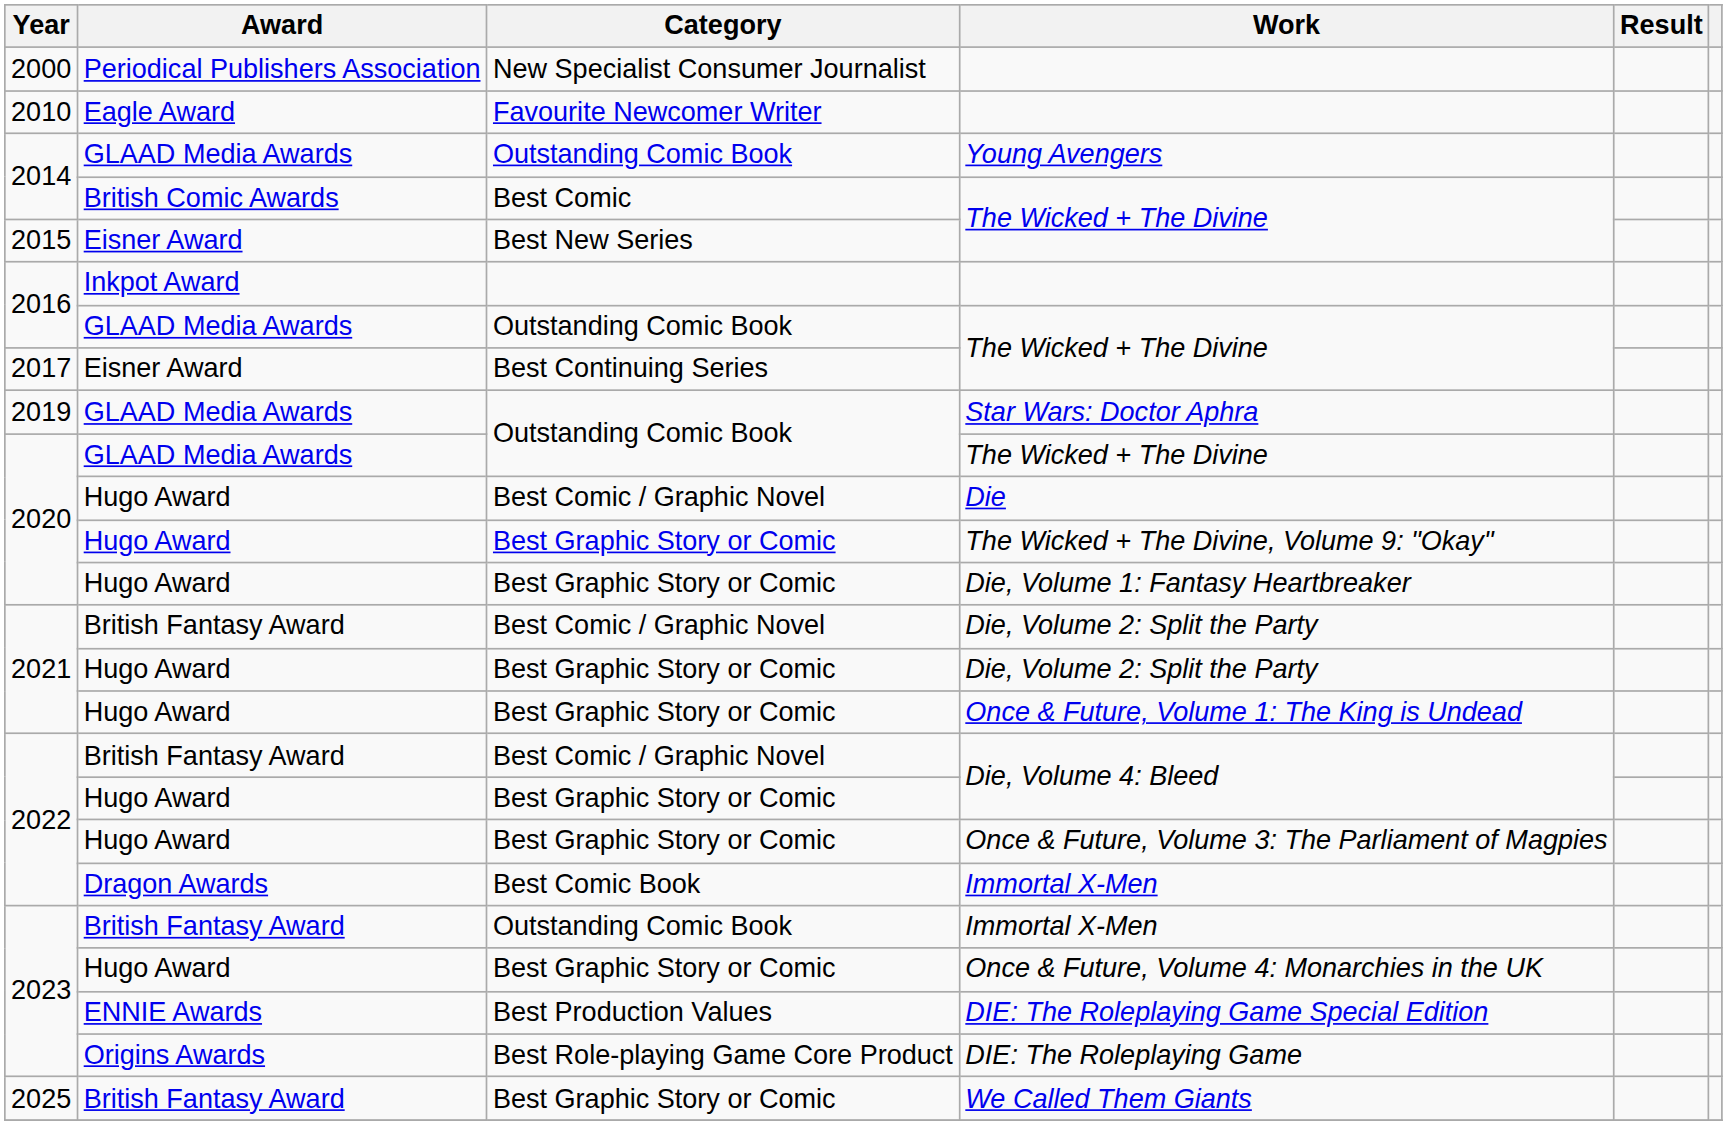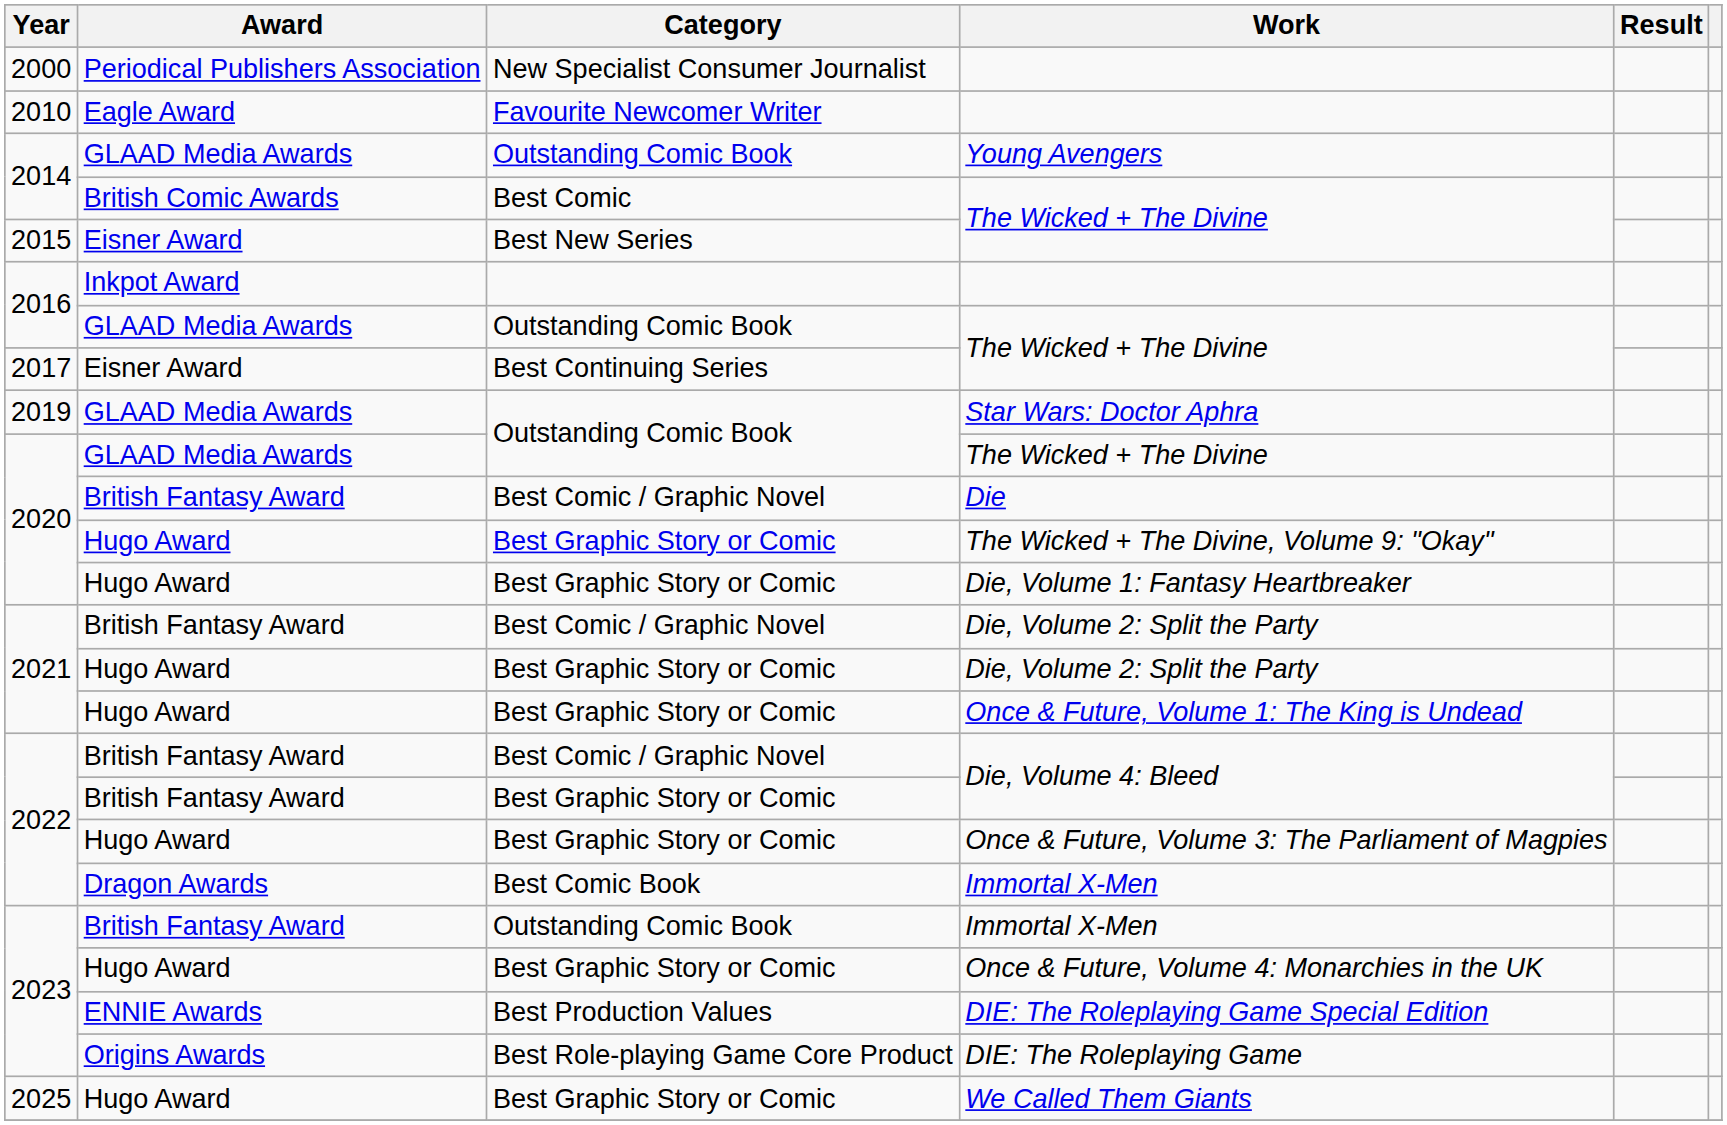(157, 497) Hugo Award -> (214, 497) British Fantasy Award
(157, 797) Hugo Award -> (214, 797) British Fantasy Award
(214, 1098) British Fantasy Award -> (157, 1098) Hugo Award
